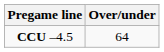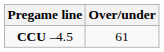(122, 36) 64 -> (122, 36) 61
